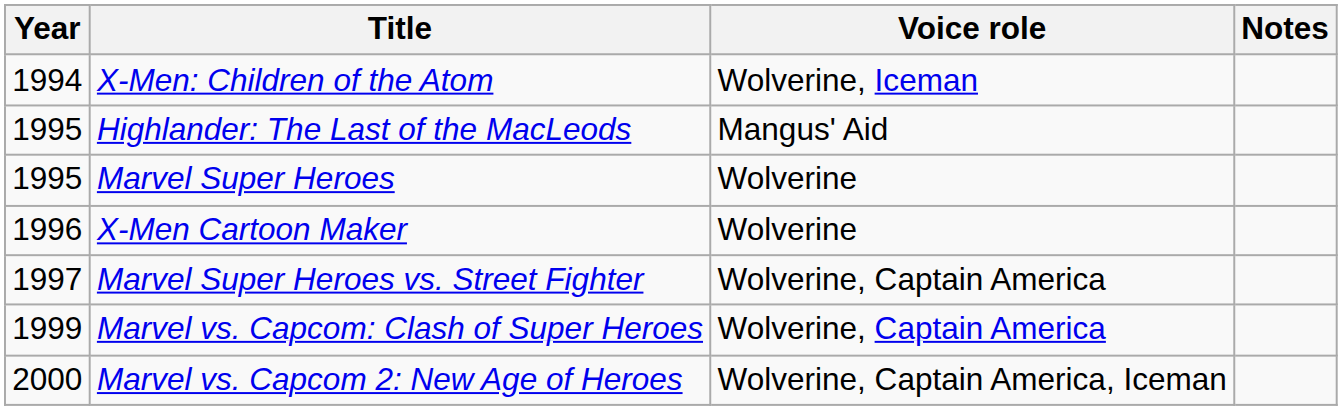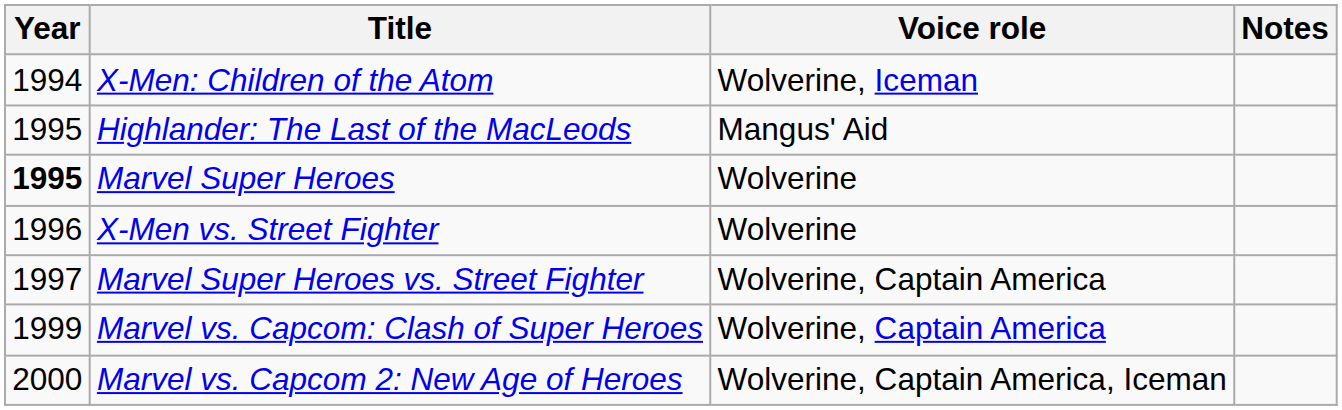(47, 179) normal -> (47, 179) bold
+ row: (268, 229)
- row: (252, 229)
